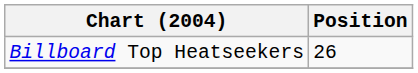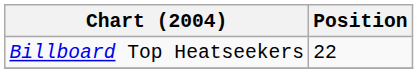(325, 53) 26 -> (325, 53) 22
